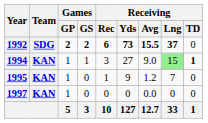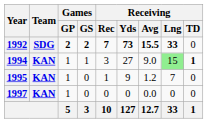(106, 45) 6 -> (106, 45) 7
(172, 45) 37 -> (172, 45) 33
